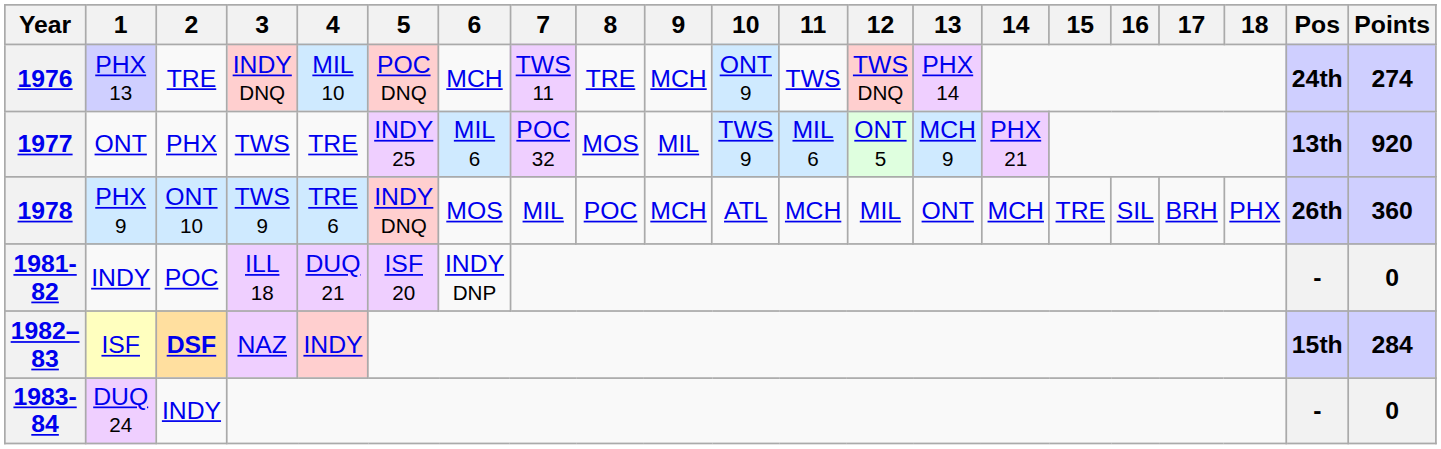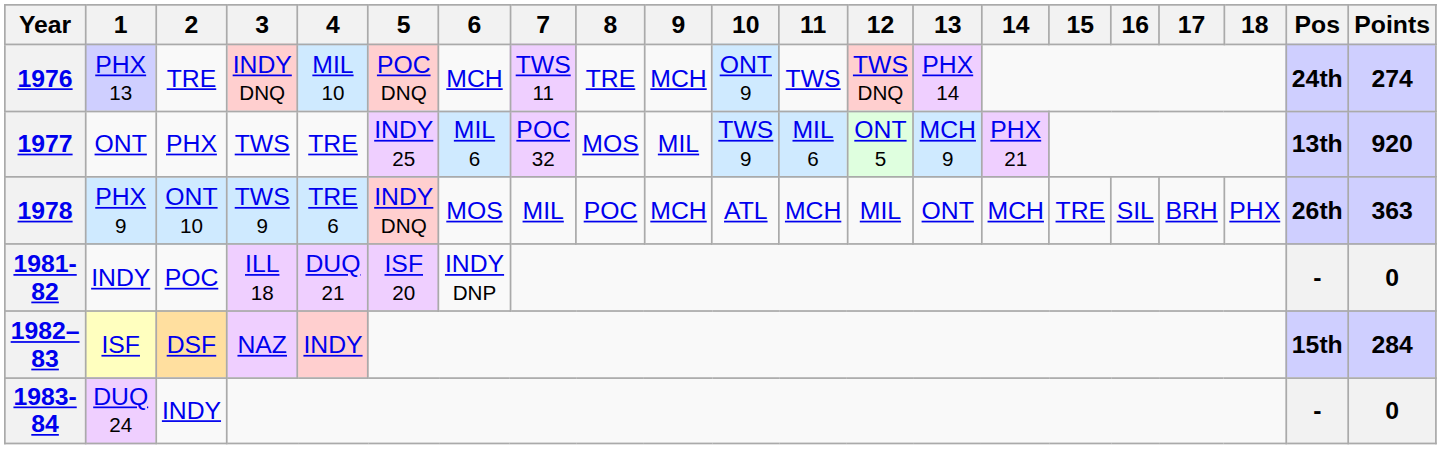(1392, 211) 360 -> (1392, 211) 363
(191, 344) bold -> (191, 344) normal
